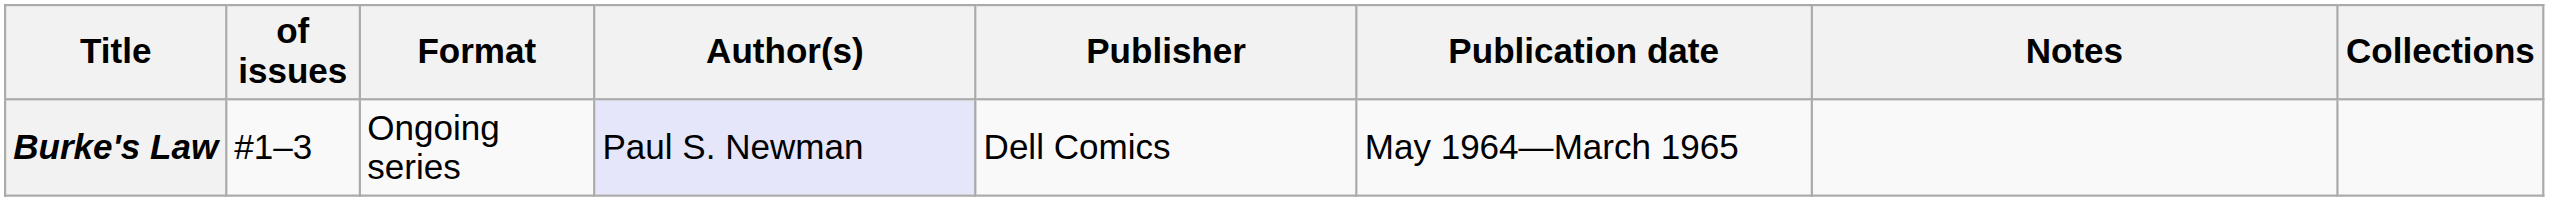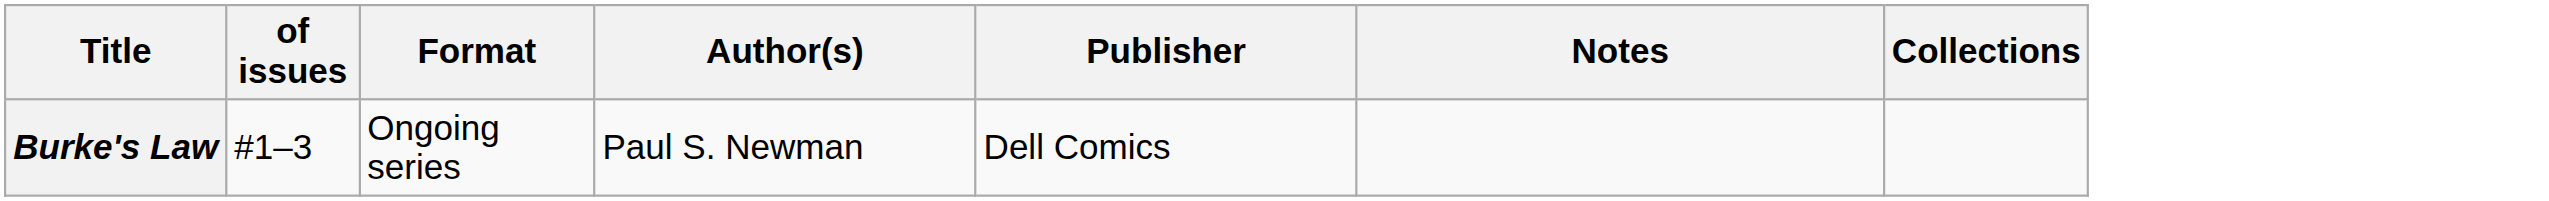- column: (1584, 51)
(733, 146) lavender background -> (733, 146) no background
